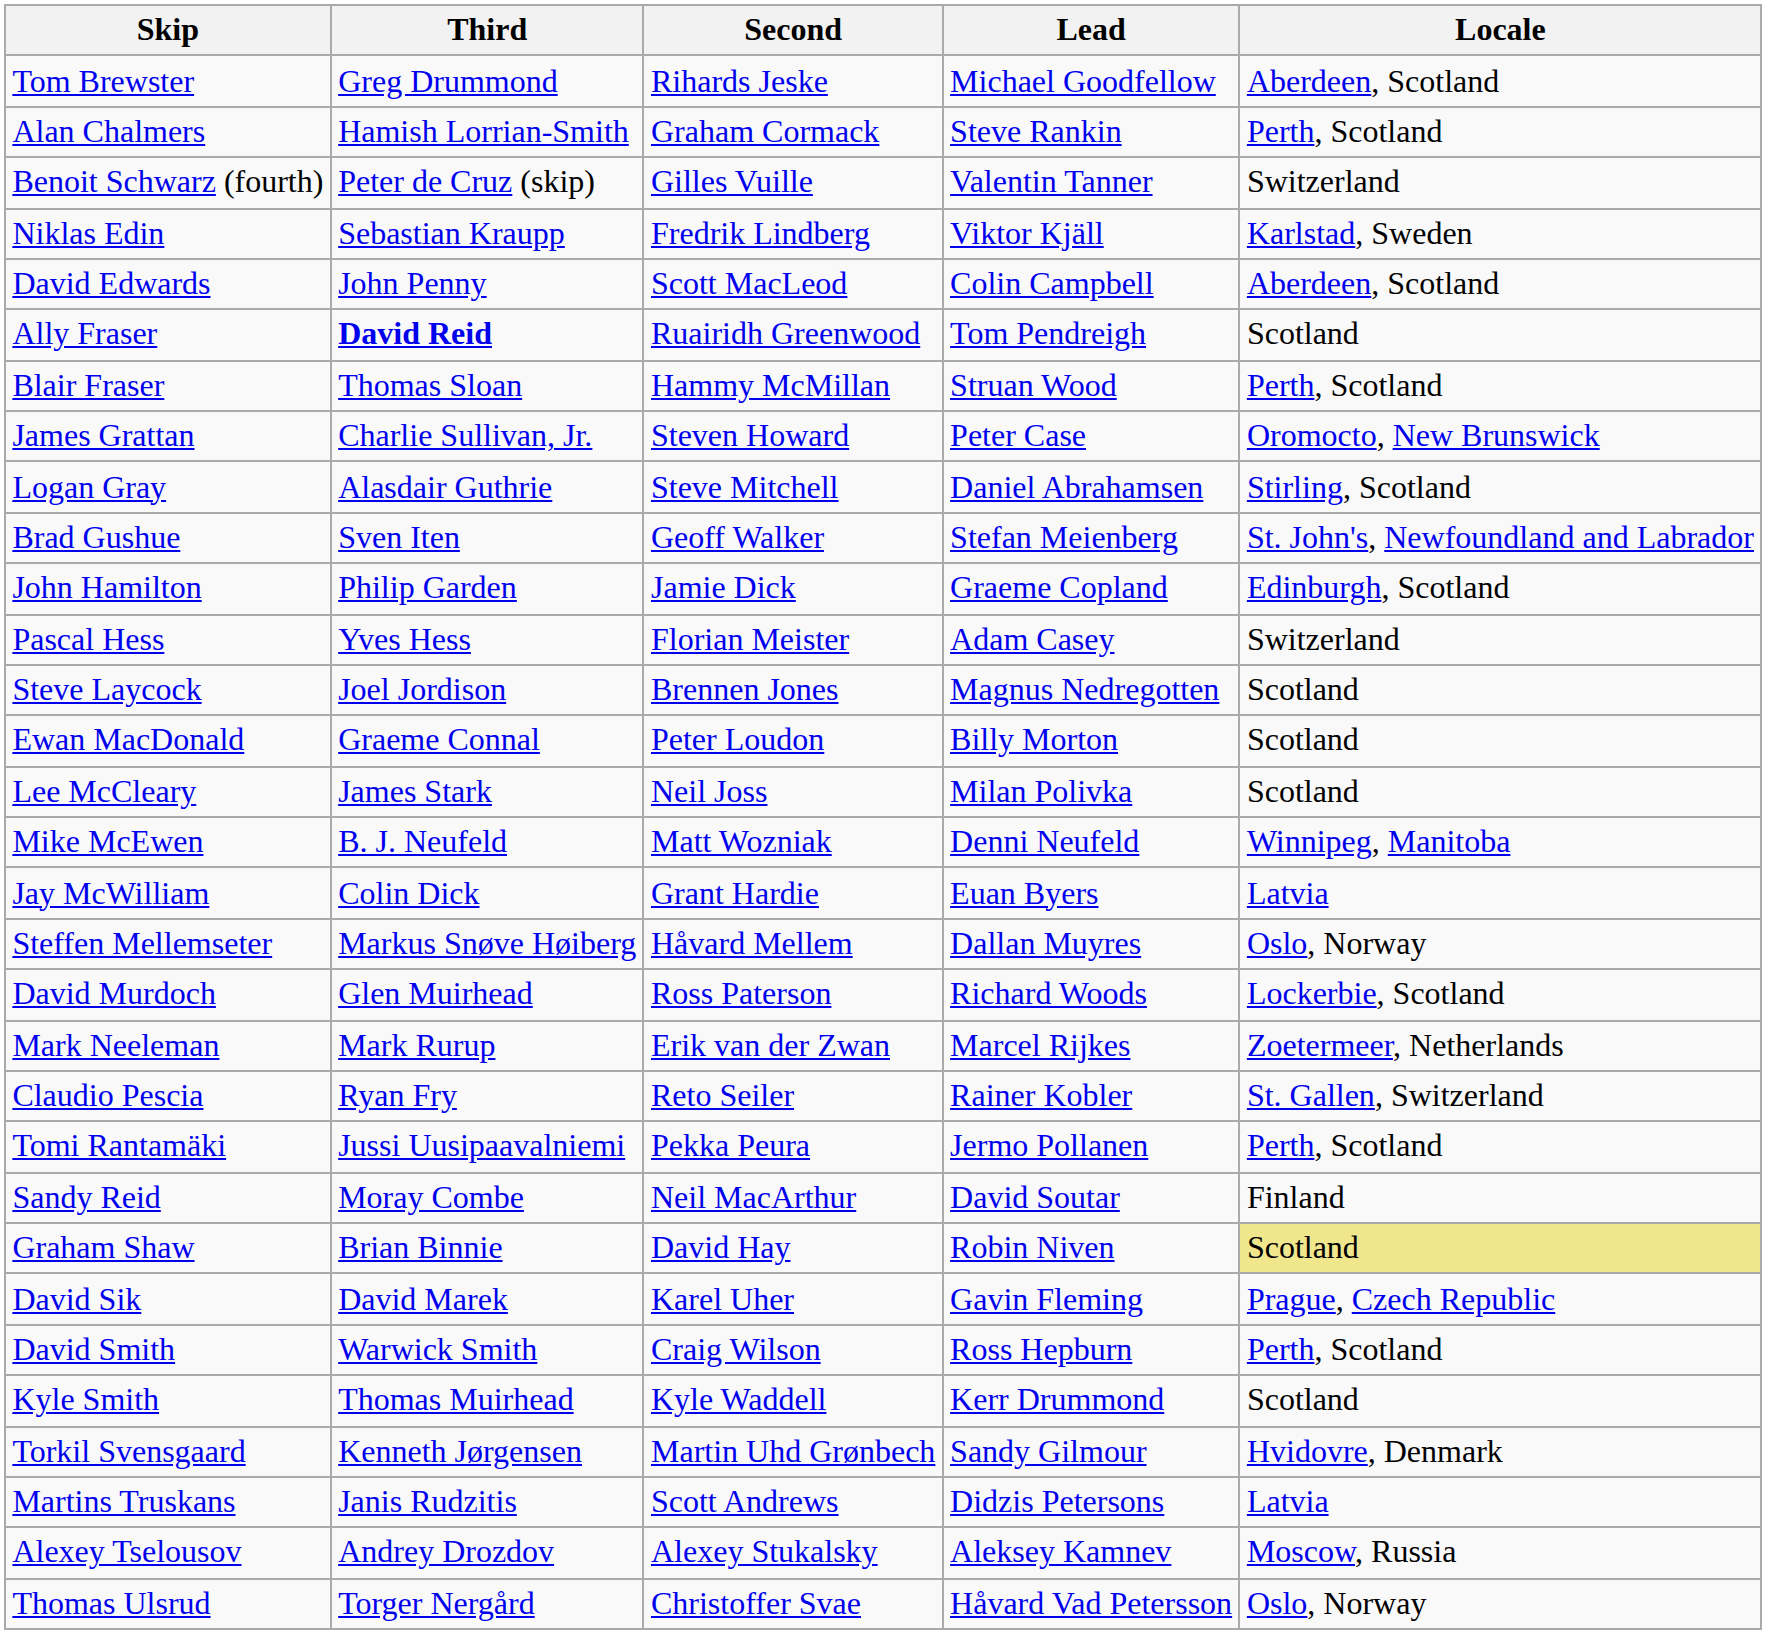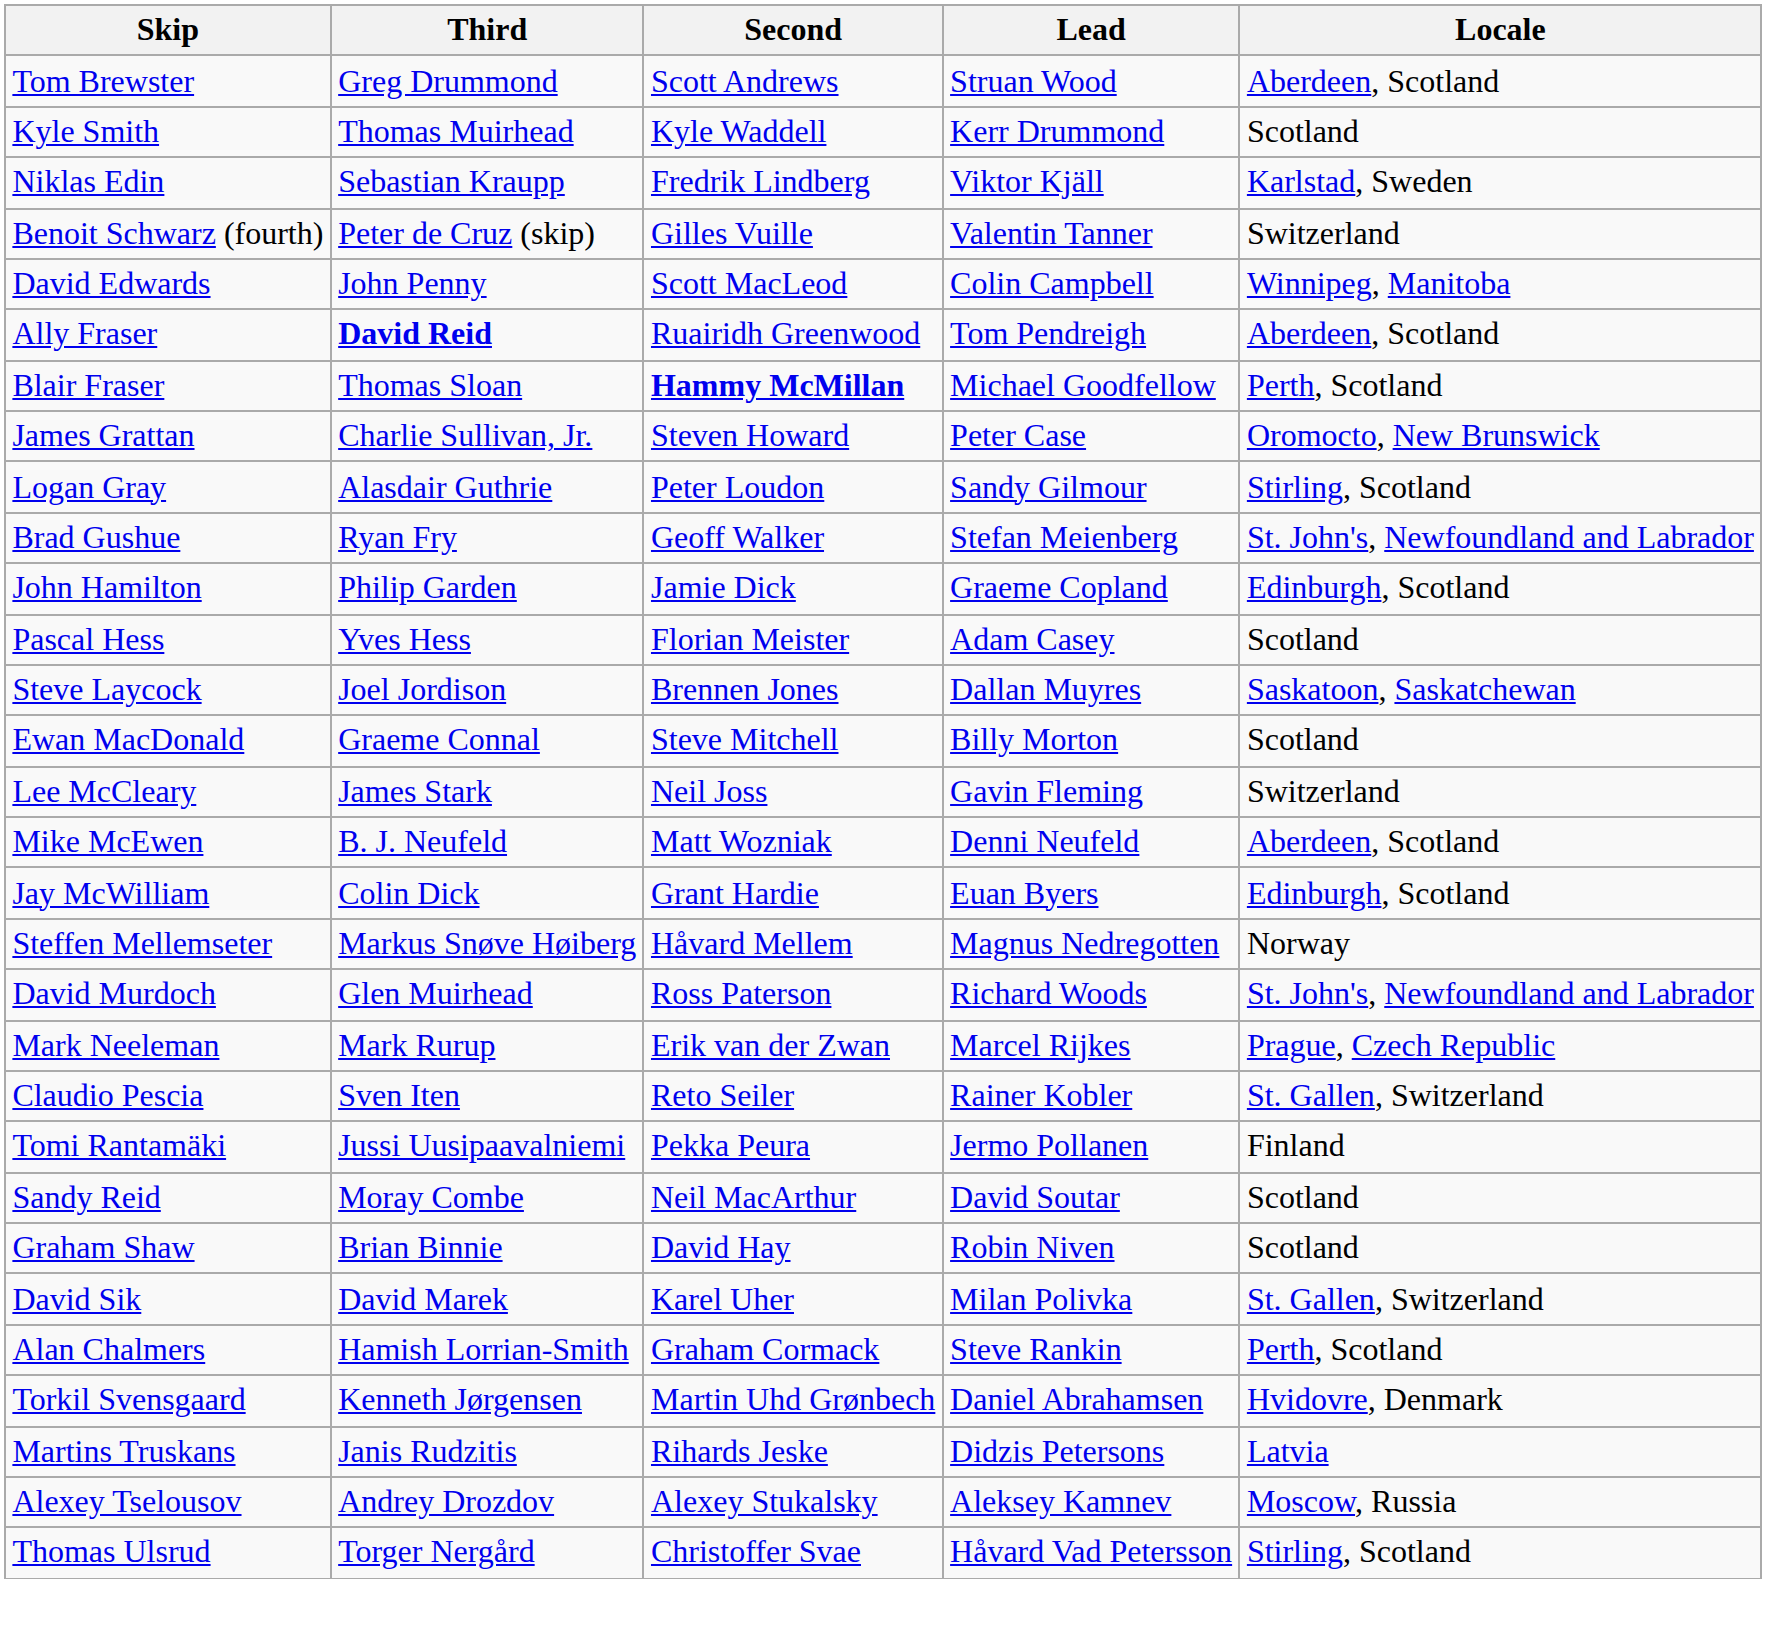(739, 80) Rihards Jeske -> (745, 80) Scott Andrews
(1083, 80) Michael Goodfellow -> (1033, 80) Struan Wood
rows swapped: (109, 131) <-> (86, 1400)
rows swapped: (168, 182) <-> (88, 232)
(1373, 283) Aberdeen, Scotland -> (1379, 283) Winnipeg, Manitoba
(1303, 334) Scotland -> (1373, 334) Aberdeen, Scotland
(771, 385) normal -> (778, 385) bold
(1033, 385) Struan Wood -> (1083, 385) Michael Goodfellow
(745, 486) Steve Mitchell -> (738, 486) Peter Loudon
(1077, 486) Daniel Abrahamsen -> (1048, 486) Sandy Gilmour
(399, 537) Sven Iten -> (398, 537) Ryan Fry
(1323, 638) Switzerland -> (1303, 638) Scotland
(1085, 689) Magnus Nedregotten -> (1046, 689) Dallan Muyres
(1303, 689) Scotland -> (1411, 689) Saskatoon, Saskatchewan
(738, 740) Peter Loudon -> (745, 740) Steve Mitchell
(1041, 791) Milan Polivka -> (1047, 791) Gavin Fleming
(1303, 791) Scotland -> (1323, 791) Switzerland
(1379, 841) Winnipeg, Manitoba -> (1373, 841) Aberdeen, Scotland
(1288, 892) Latvia -> (1378, 892) Edinburgh, Scotland
(1046, 943) Dallan Muyres -> (1085, 943) Magnus Nedregotten
(1337, 943) Oslo, Norway -> (1298, 943) Norway
(1376, 994) Lockerbie, Scotland -> (1500, 994) St. John's, Newfoundland and Labrador
(1405, 1044) Zoetermeer, Netherlands -> (1401, 1044) Prague, Czech Republic
(398, 1095) Ryan Fry -> (399, 1095) Sven Iten
(1345, 1146) Perth, Scotland -> (1296, 1146) Finland
(1296, 1197) Finland -> (1303, 1197) Scotland
(1303, 1247) khaki background -> (1303, 1247) no background
(1047, 1298) Gavin Fleming -> (1041, 1298) Milan Polivka
(1401, 1298) Prague, Czech Republic -> (1395, 1298) St. Gallen, Switzerland
- row: (94, 1349)
(1048, 1450) Sandy Gilmour -> (1077, 1400) Daniel Abrahamsen
(745, 1501) Scott Andrews -> (739, 1450) Rihards Jeske
(1337, 1603) Oslo, Norway -> (1359, 1552) Stirling, Scotland
